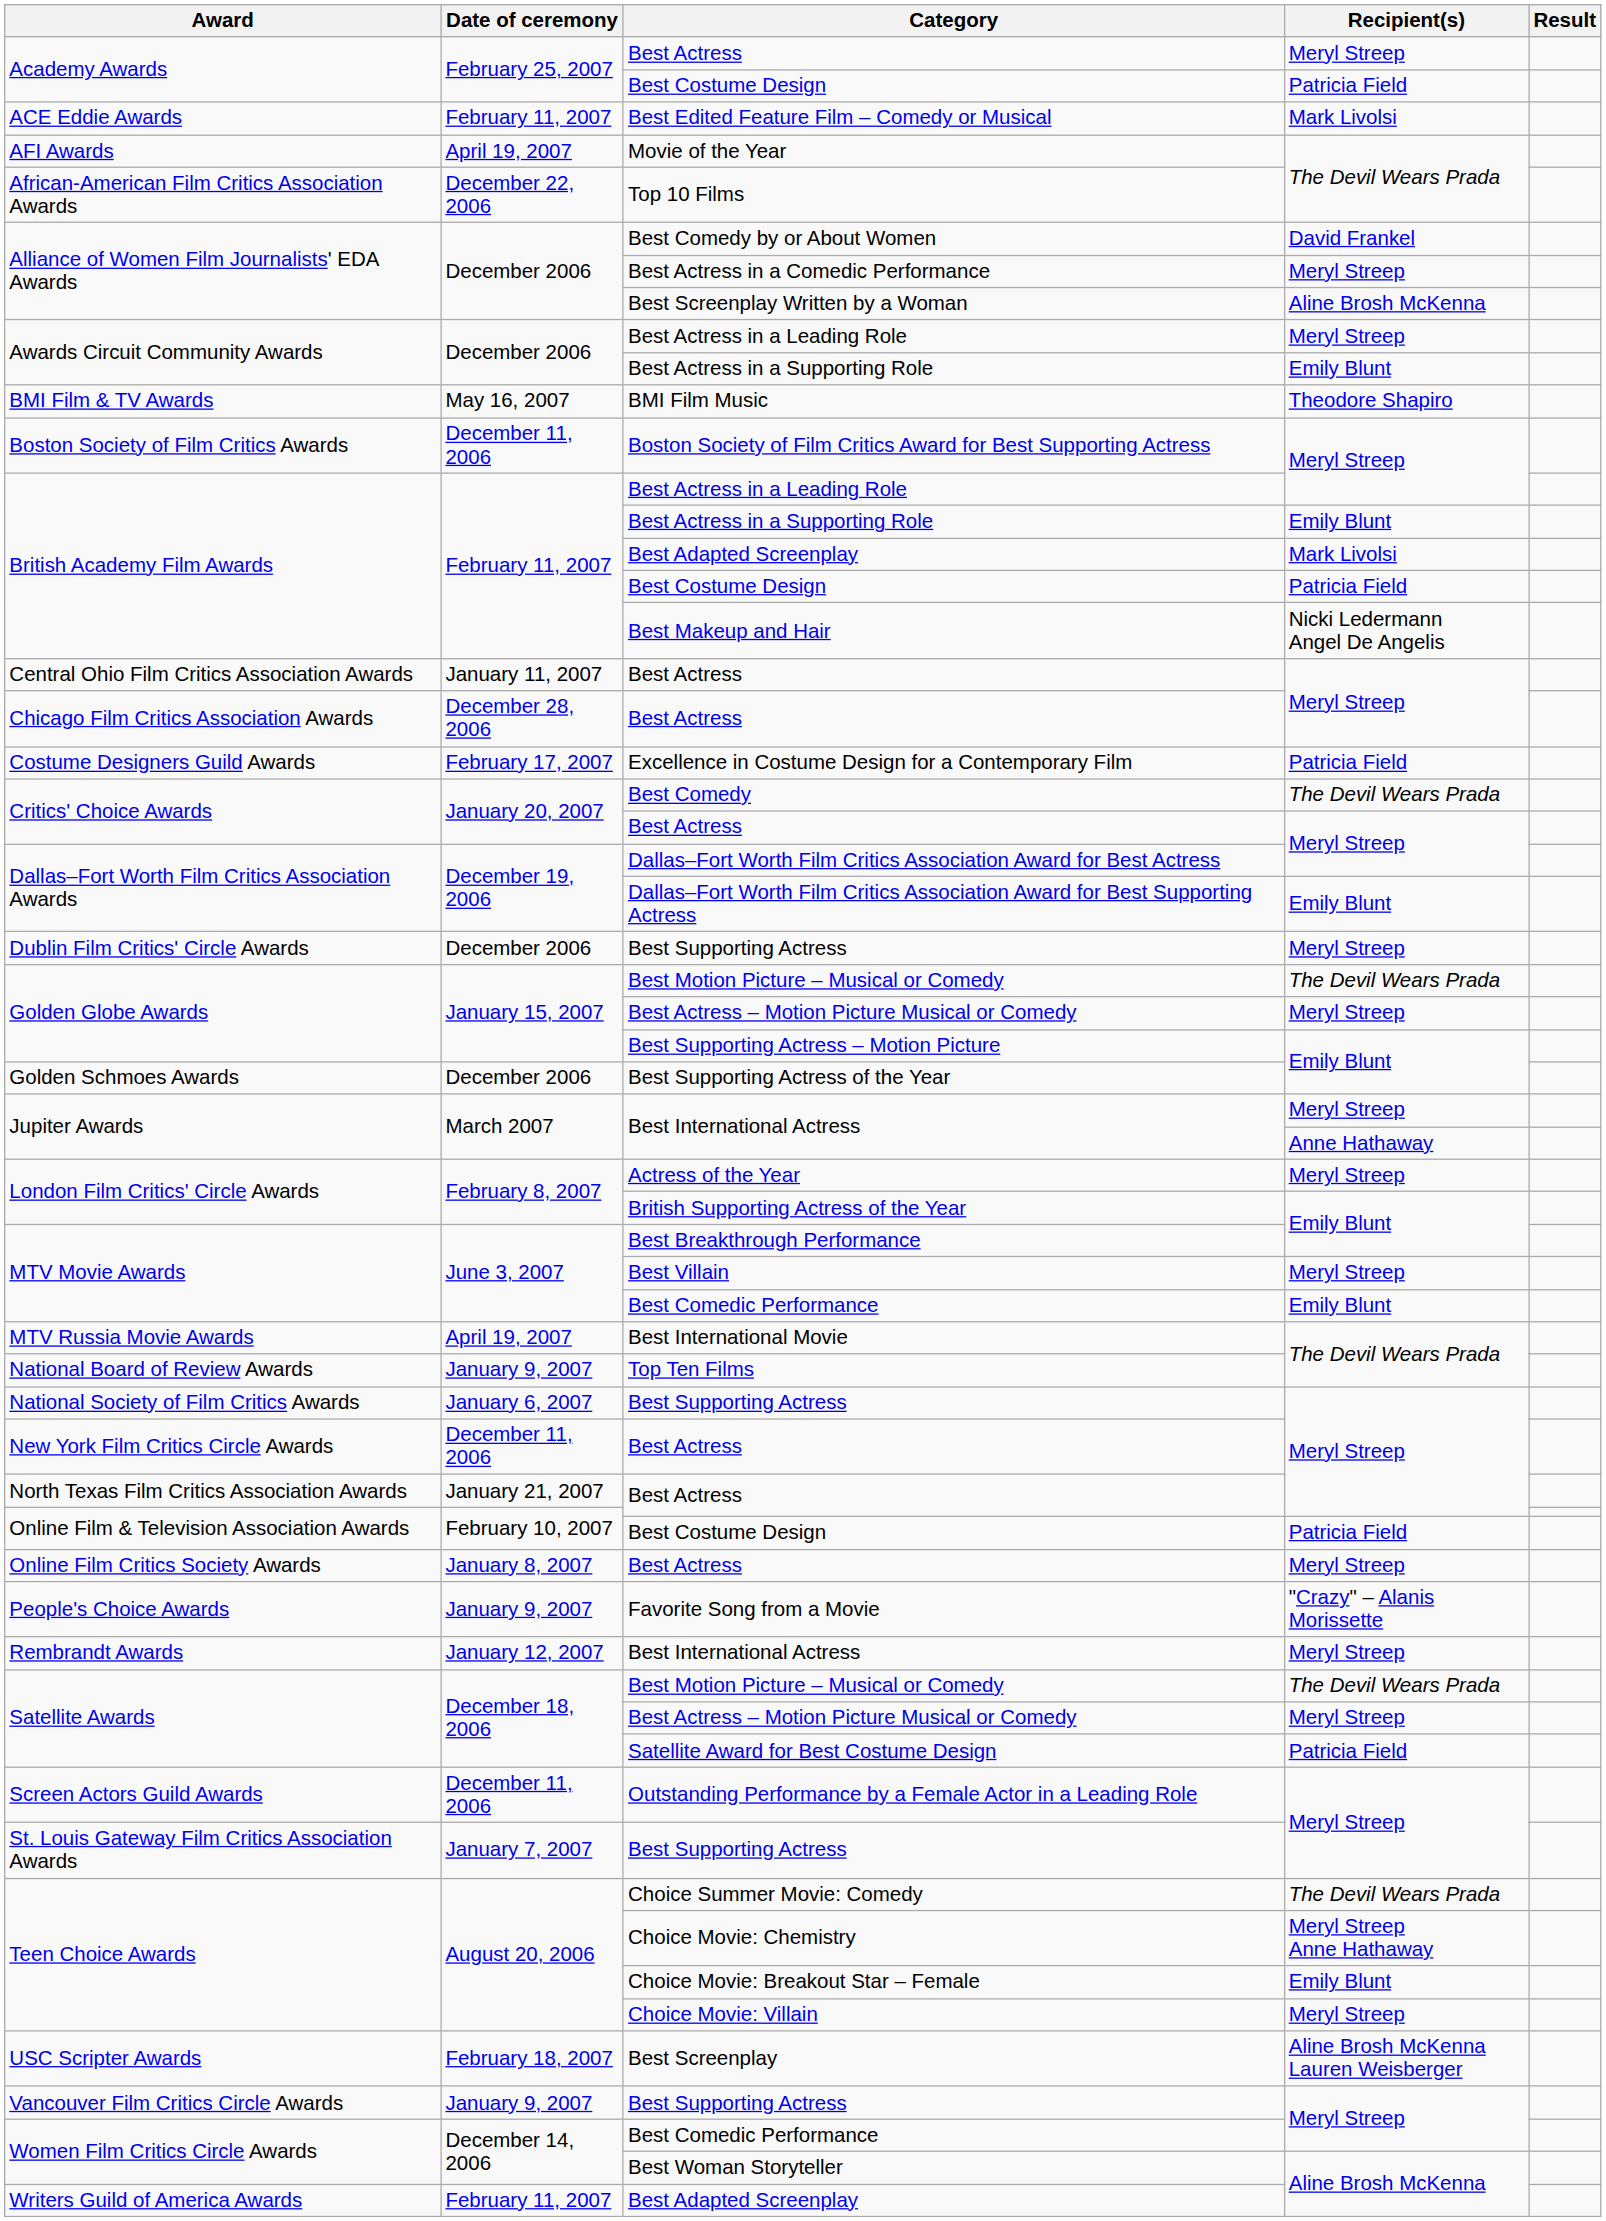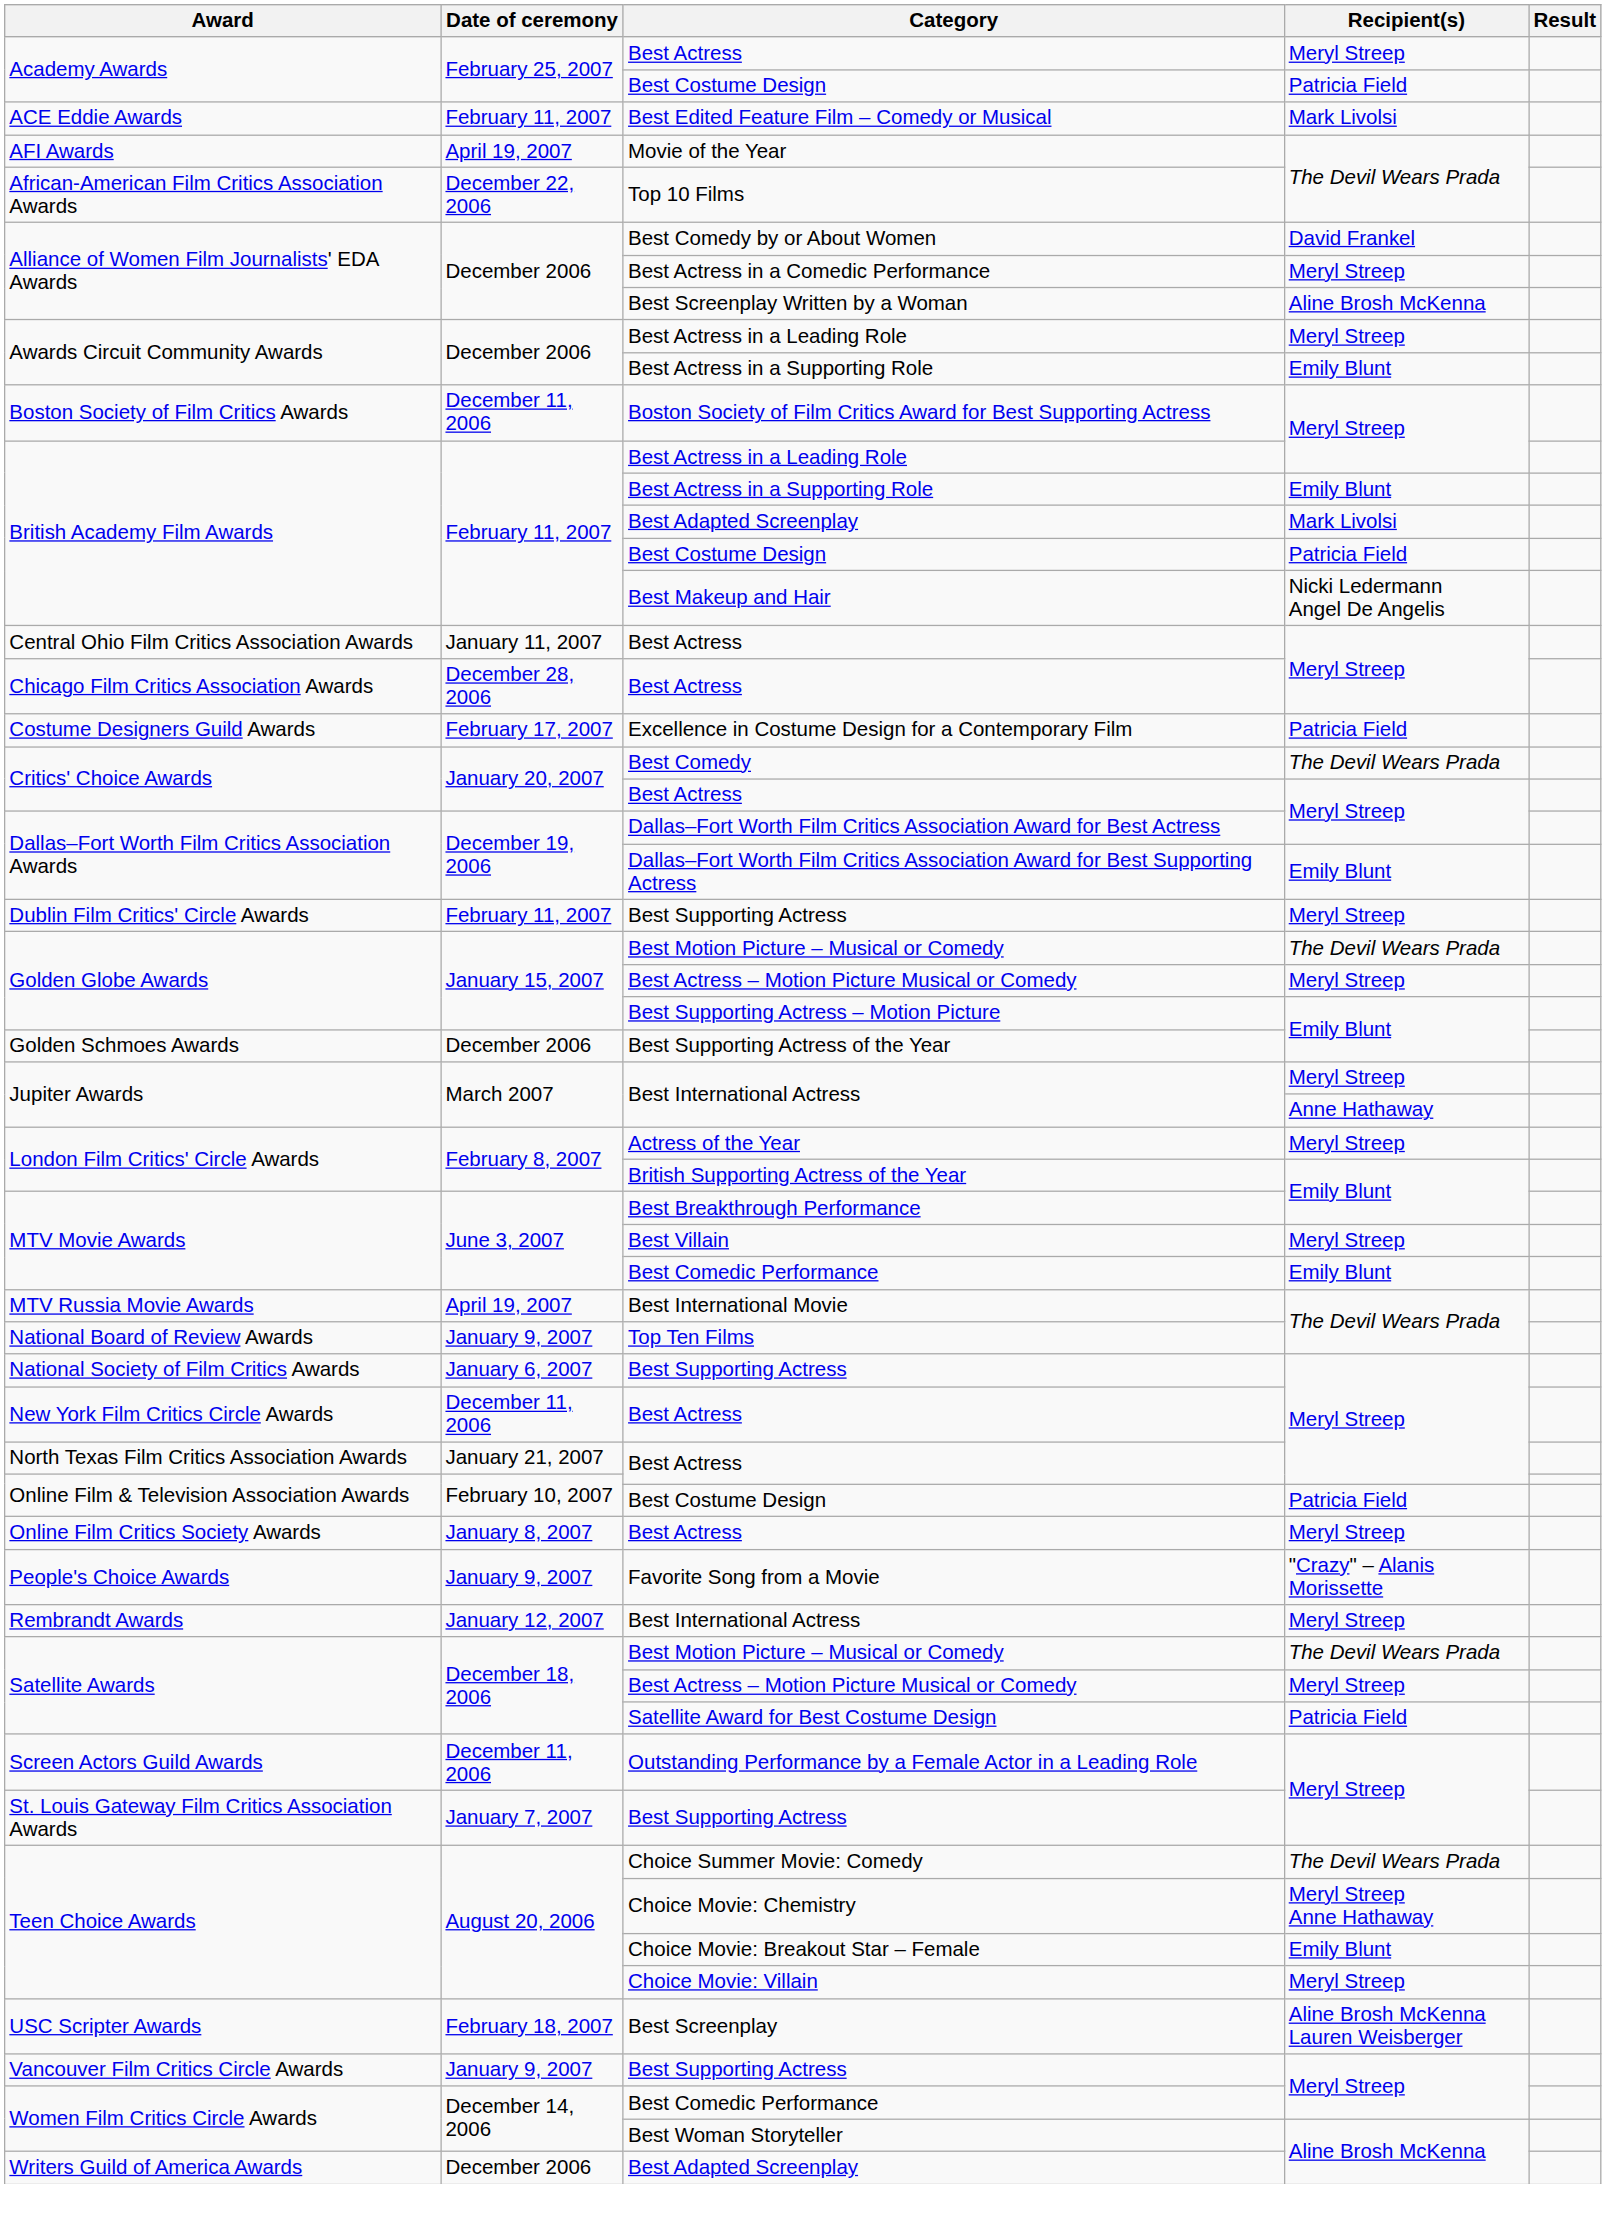- row: (111, 401)
(518, 947) December 2006 -> (528, 915) February 11, 2007
(528, 2199) February 11, 2007 -> (518, 2167) December 2006
